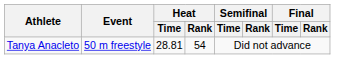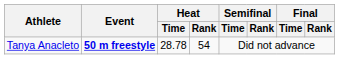(118, 46) normal -> (120, 46) bold
(169, 46) 28.81 -> (173, 46) 28.78
